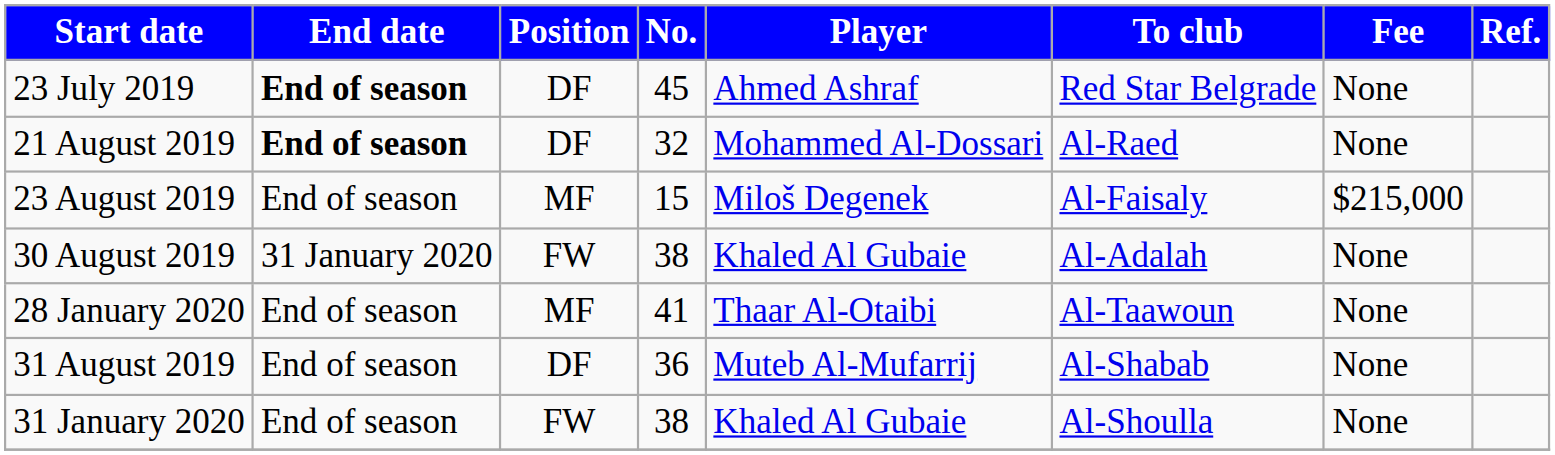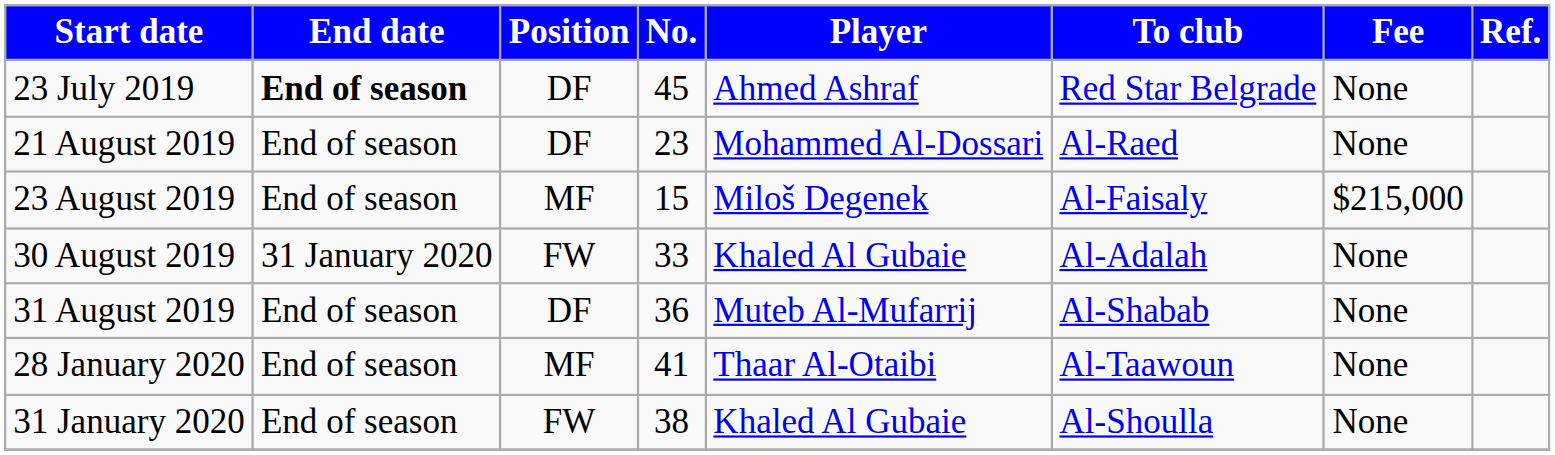(364, 143) bold -> (359, 143) normal
(671, 143) 32 -> (671, 143) 23
(671, 254) 38 -> (671, 254) 33
rows swapped: (124, 365) <-> (129, 310)
